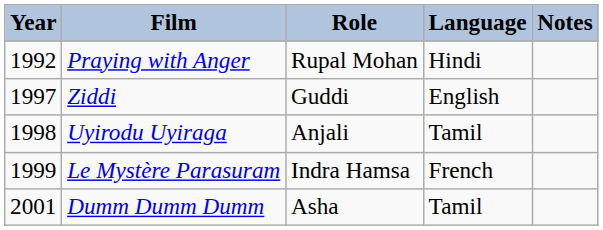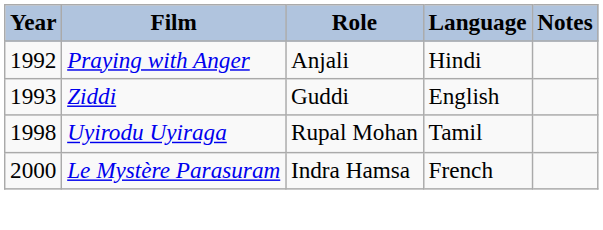(354, 59) Rupal Mohan -> (320, 59) Anjali
(33, 96) 1997 -> (33, 96) 1993
(320, 133) Anjali -> (354, 133) Rupal Mohan
(33, 170) 1999 -> (33, 170) 2000
- row: (166, 206)
